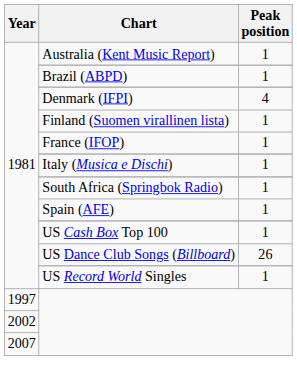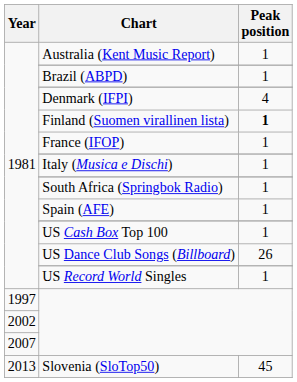(265, 120) normal -> (265, 120) bold
+ row: (22, 366)
